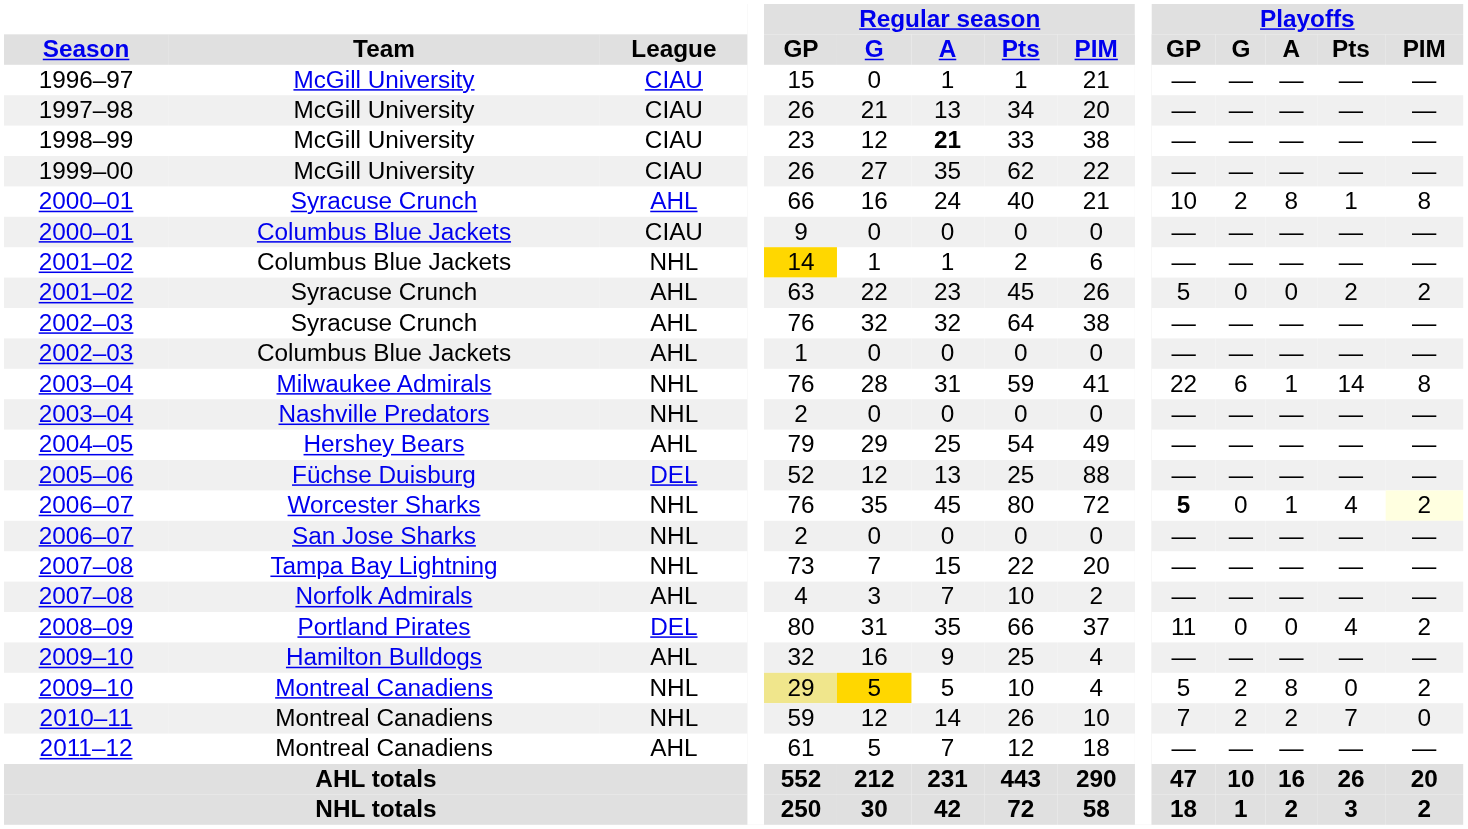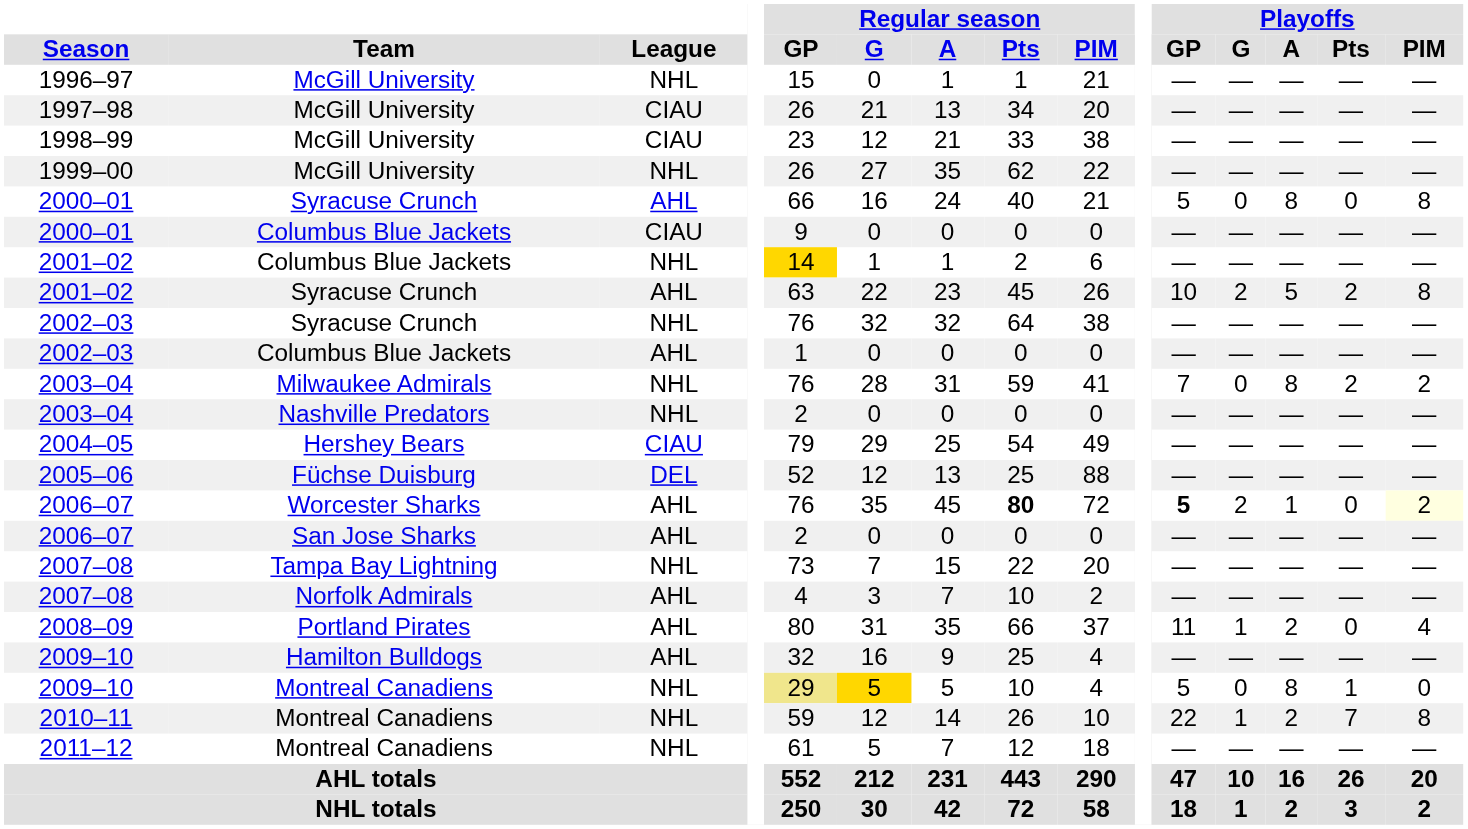(674, 79) CIAU -> (674, 79) NHL
(947, 140) bold -> (947, 140) normal
(674, 170) CIAU -> (674, 170) NHL
(1184, 201) 10 -> (1184, 201) 5
(1241, 201) 2 -> (1241, 201) 0
(1351, 201) 1 -> (1351, 201) 0
(1184, 292) 5 -> (1184, 292) 10
(1241, 292) 0 -> (1241, 292) 2
(1291, 292) 0 -> (1291, 292) 5
(1424, 292) 2 -> (1424, 292) 8
(674, 322) AHL -> (674, 322) NHL
(1184, 383) 22 -> (1184, 383) 7
(1241, 383) 6 -> (1241, 383) 0
(1291, 383) 1 -> (1291, 383) 8
(1351, 383) 14 -> (1351, 383) 2
(1424, 383) 8 -> (1424, 383) 2
(674, 444) AHL -> (674, 444) CIAU
(674, 505) NHL -> (674, 505) AHL
(1021, 505) normal -> (1021, 505) bold
(1241, 505) 0 -> (1241, 505) 2
(1351, 505) 4 -> (1351, 505) 0
(674, 535) NHL -> (674, 535) AHL
(674, 626) DEL -> (674, 626) AHL
(1241, 626) 0 -> (1241, 626) 1
(1291, 626) 0 -> (1291, 626) 2
(1351, 626) 4 -> (1351, 626) 0
(1424, 626) 2 -> (1424, 626) 4
(1241, 687) 2 -> (1241, 687) 0
(1351, 687) 0 -> (1351, 687) 1
(1424, 687) 2 -> (1424, 687) 0
(1184, 718) 7 -> (1184, 718) 22
(1241, 718) 2 -> (1241, 718) 1
(1424, 718) 0 -> (1424, 718) 8
(674, 748) AHL -> (674, 748) NHL
